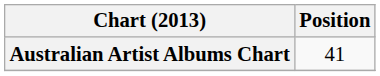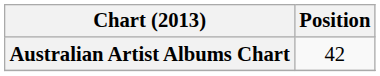(335, 53) 41 -> (335, 53) 42
